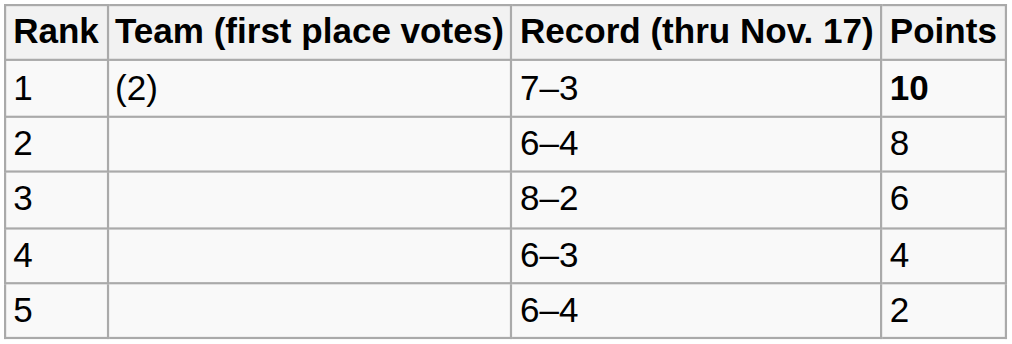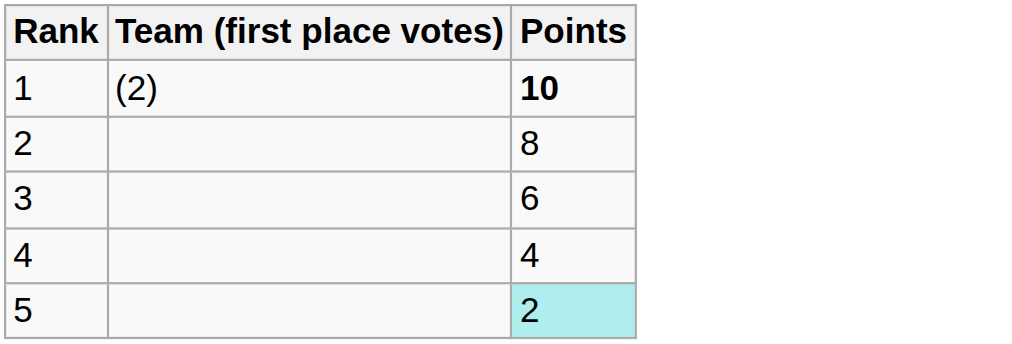- column: (697, 32)
(900, 310) no background -> (530, 310) paleturquoise background
